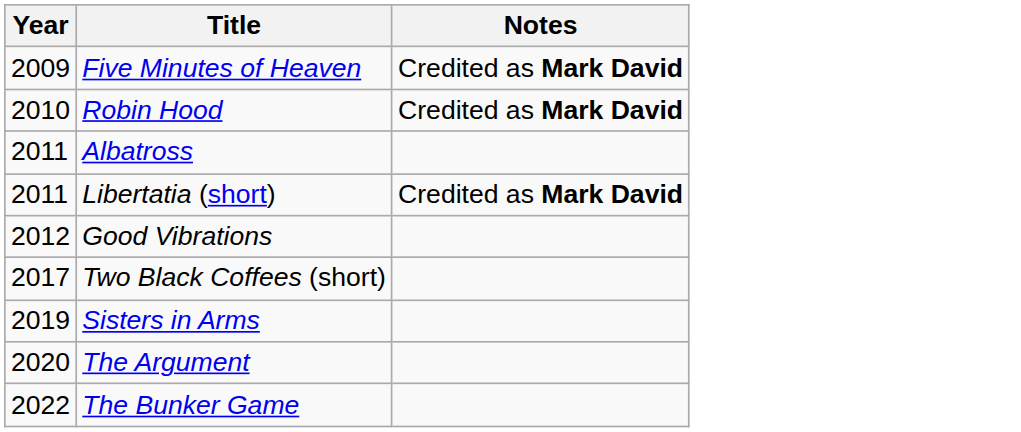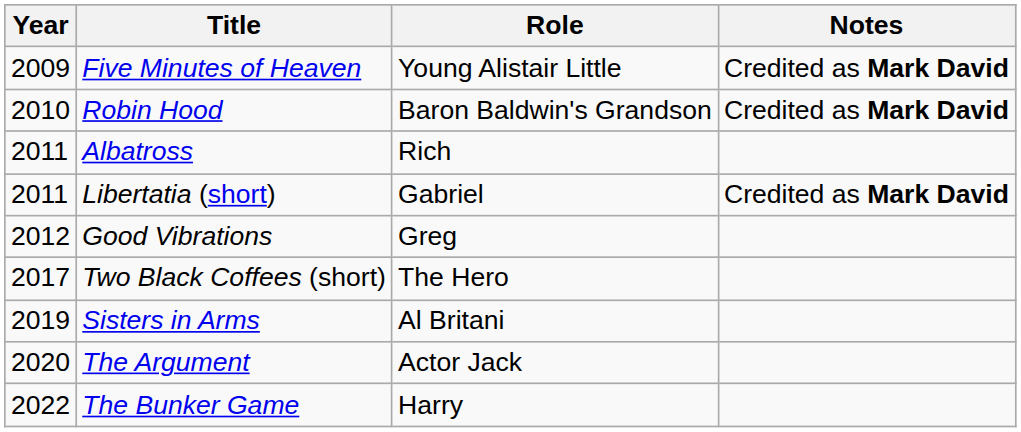+ column: (555, 25)
